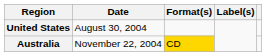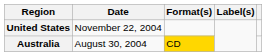(111, 28) August 30, 2004 -> (118, 28) November 22, 2004
(118, 43) November 22, 2004 -> (111, 43) August 30, 2004
